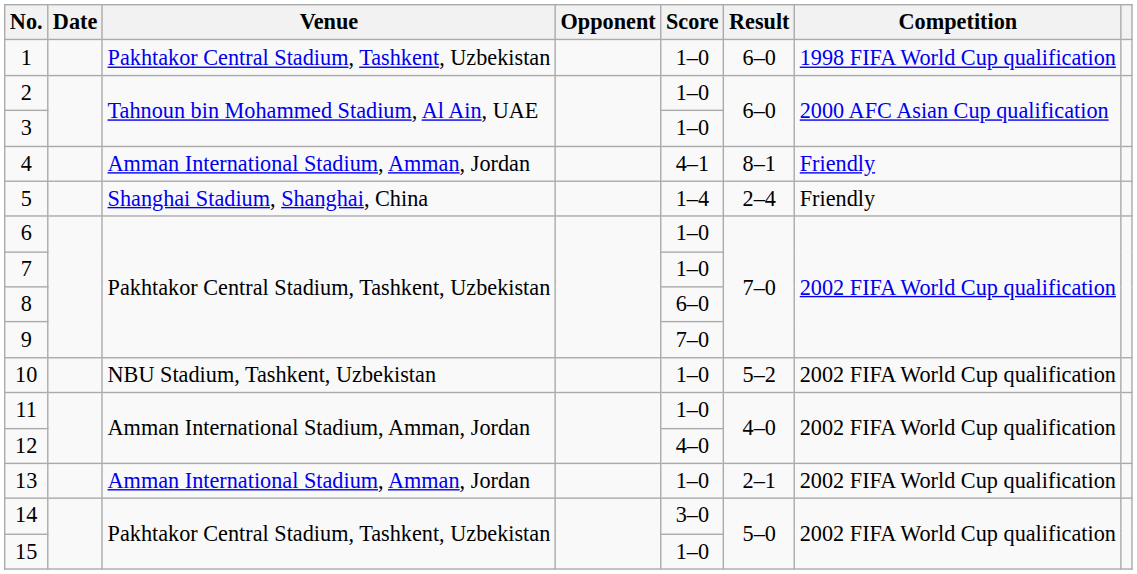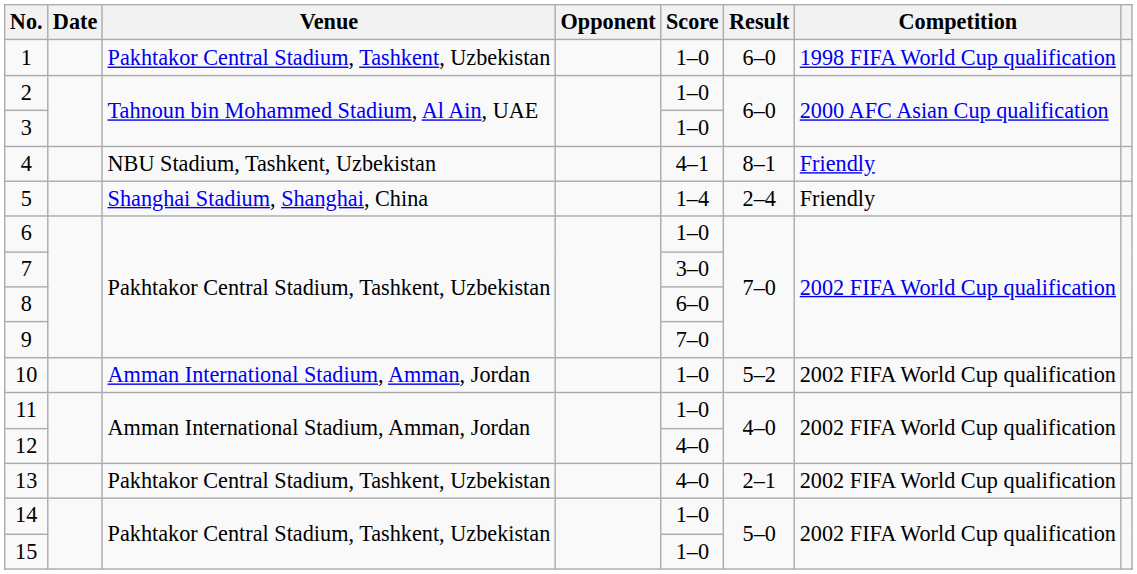(319, 163) Amman International Stadium, Amman, Jordan -> (272, 163) NBU Stadium, Tashkent, Uzbekistan
(692, 269) 1–0 -> (692, 269) 3–0
(272, 374) NBU Stadium, Tashkent, Uzbekistan -> (319, 374) Amman International Stadium, Amman, Jordan
(319, 480) Amman International Stadium, Amman, Jordan -> (329, 480) Pakhtakor Central Stadium, Tashkent, Uzbekistan
(692, 480) 1–0 -> (692, 480) 4–0
(692, 515) 3–0 -> (692, 515) 1–0
